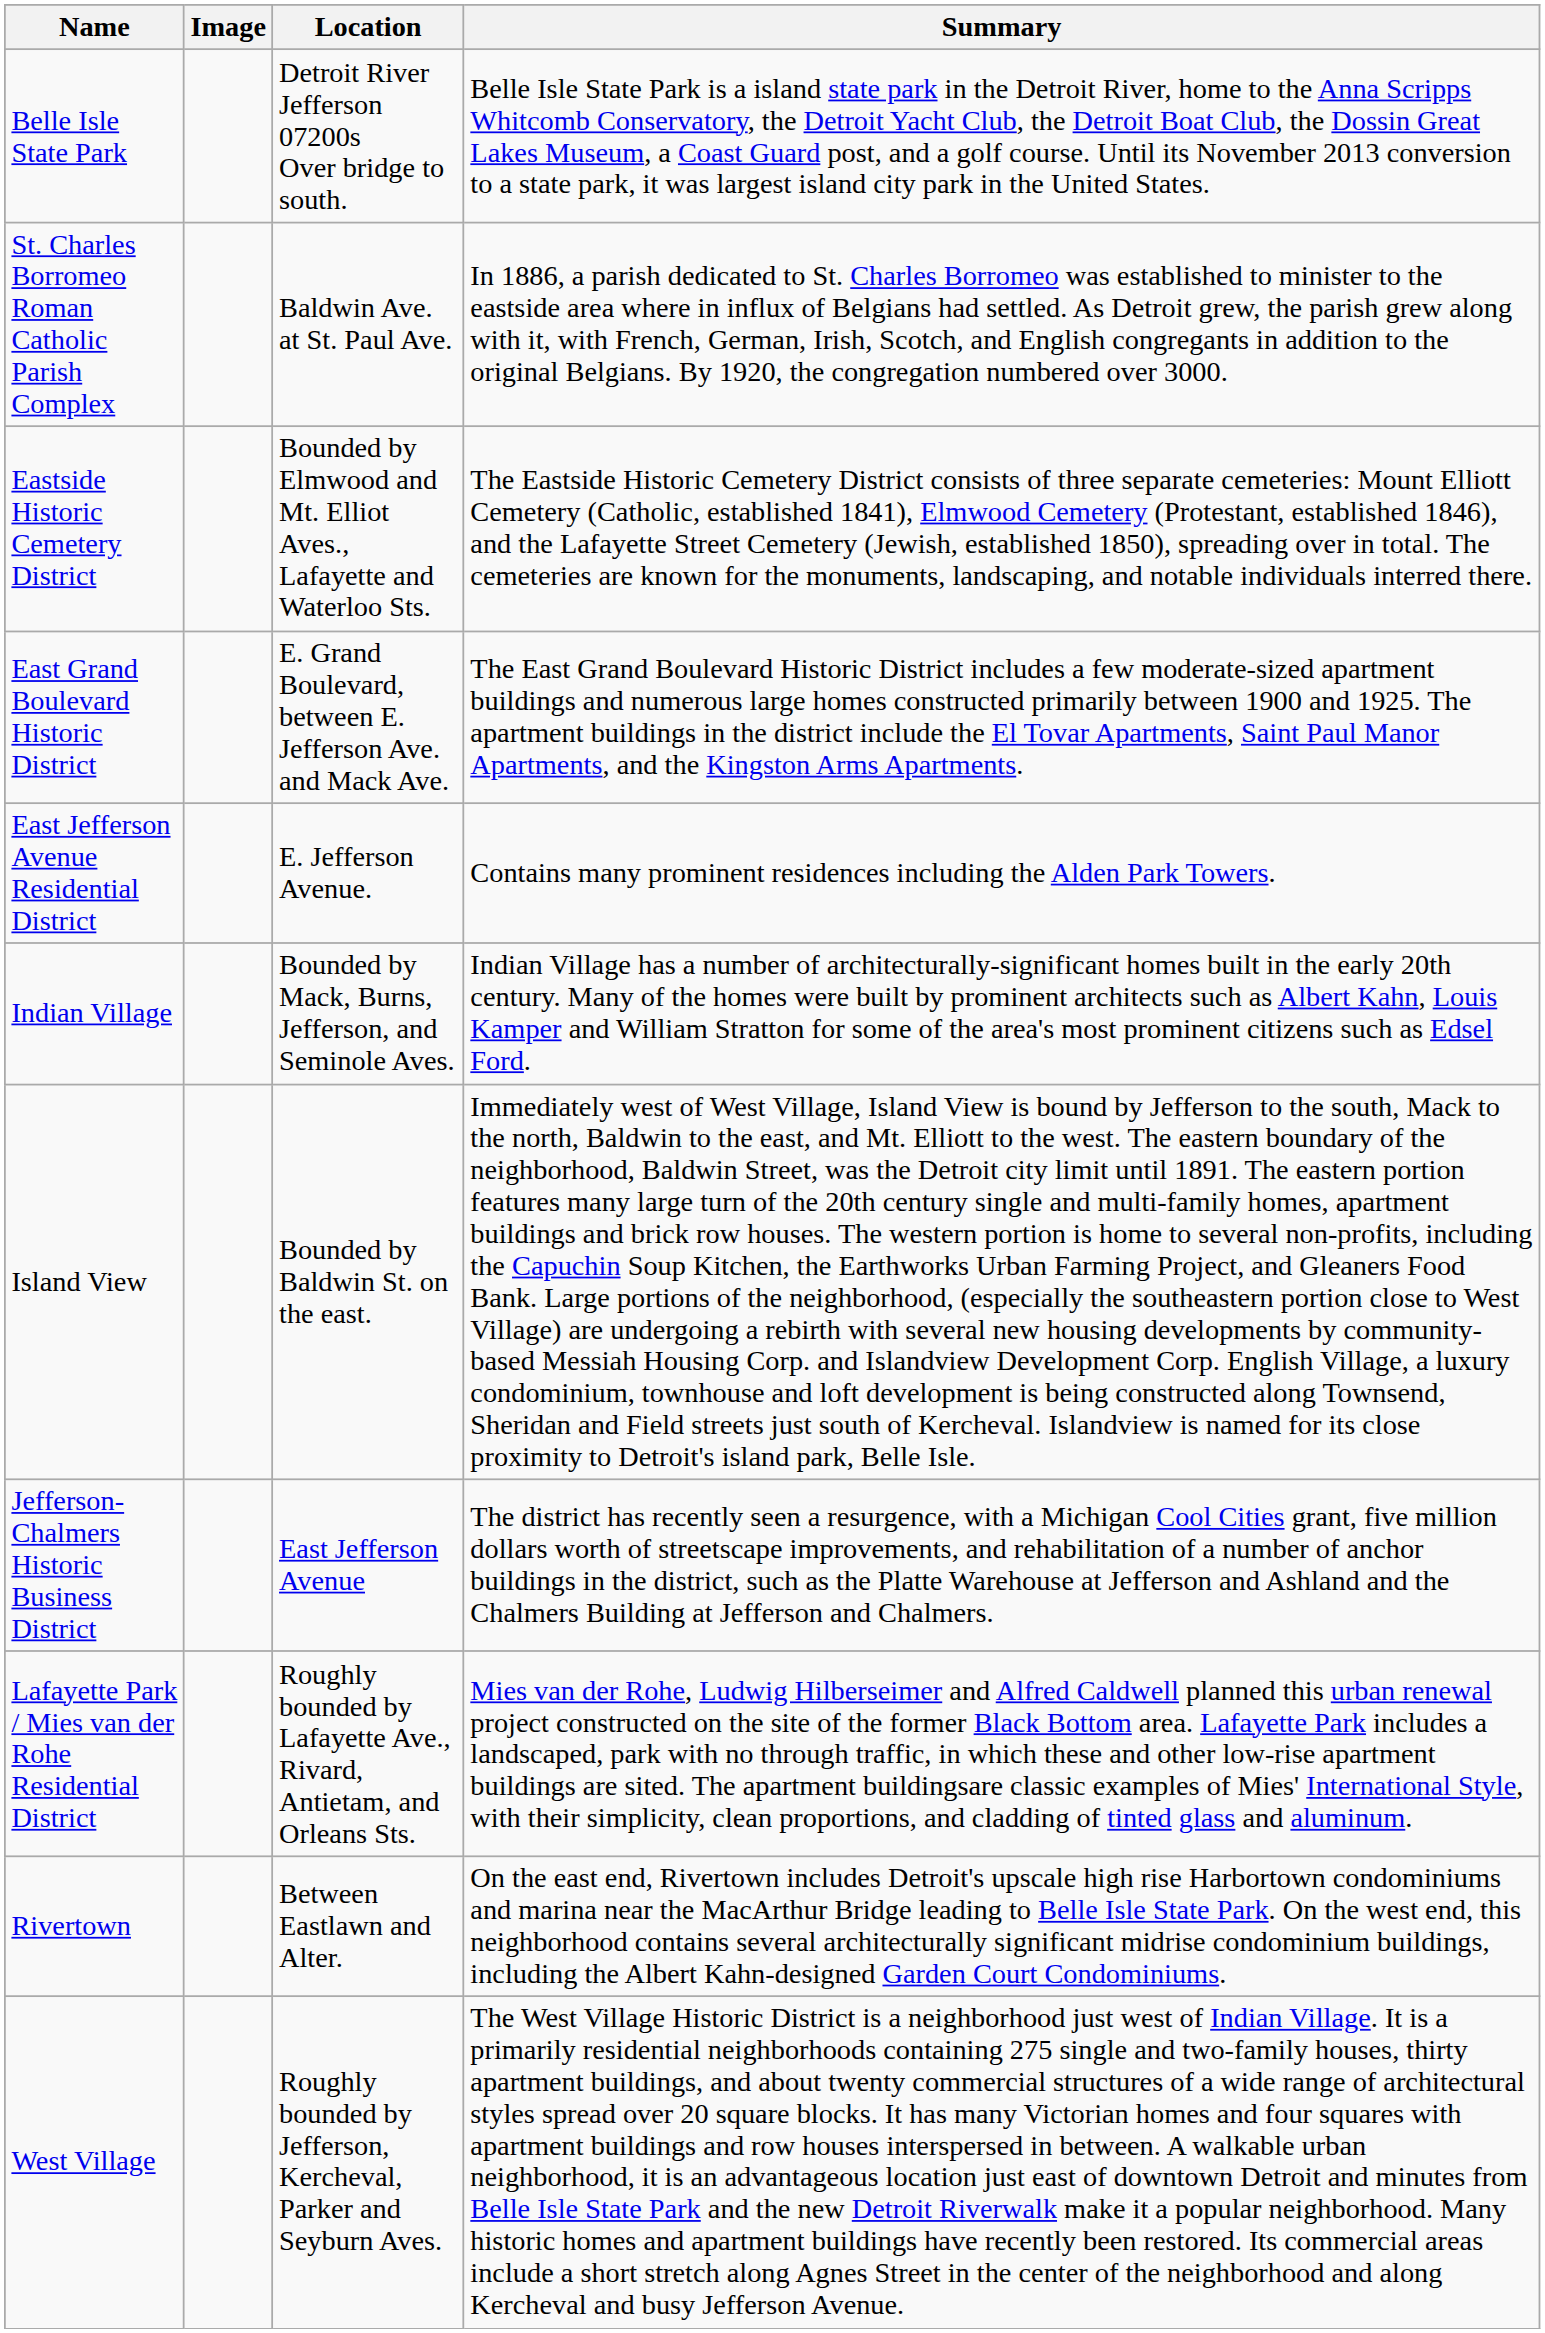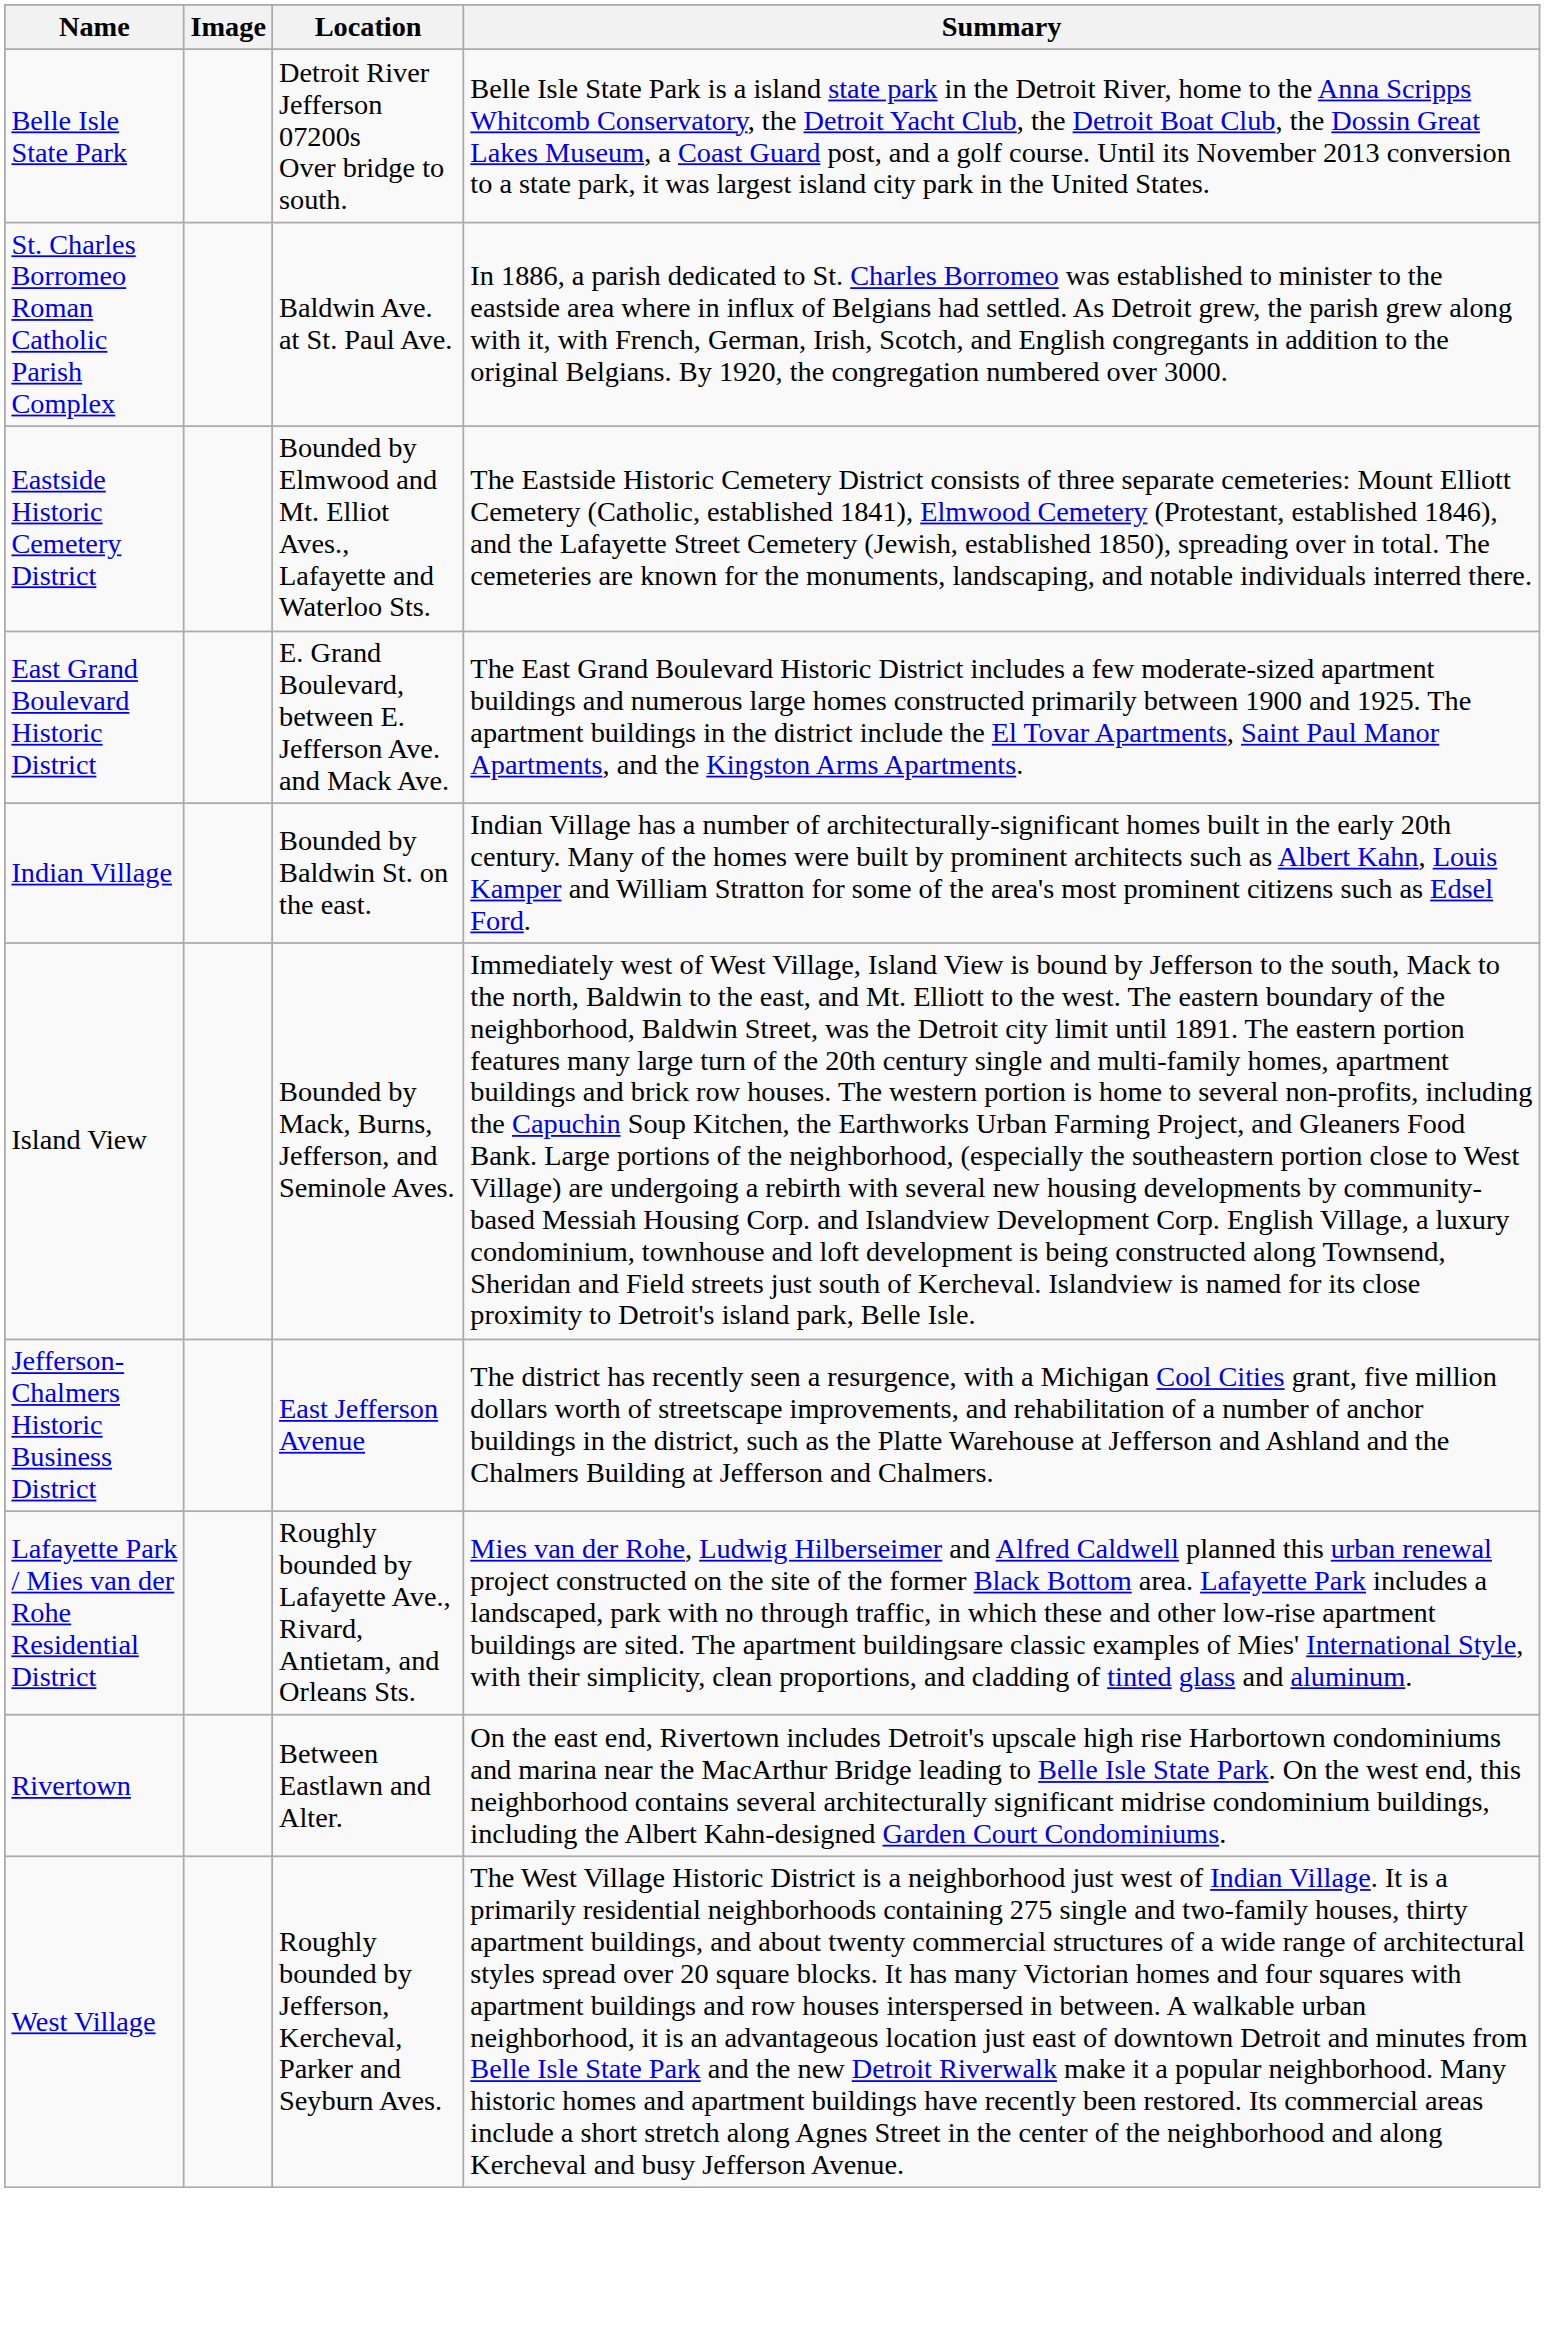- row: (91, 872)
(367, 1013) Bounded by Mack, Burns, Jefferson, and Seminole Aves. -> (364, 872) Bounded by Baldwin St. on the east.
(364, 1281) Bounded by Baldwin St. on the east. -> (367, 1140) Bounded by Mack, Burns, Jefferson, and Seminole Aves.
